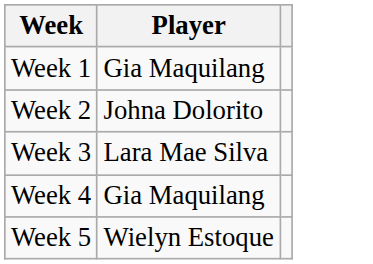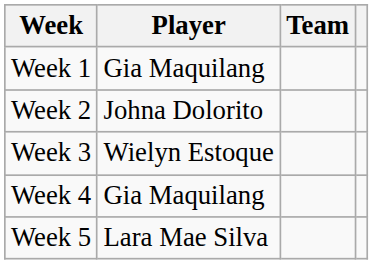+ column: (318, 25)
(186, 152) Lara Mae Silva -> (189, 152) Wielyn Estoque
(189, 237) Wielyn Estoque -> (186, 237) Lara Mae Silva
